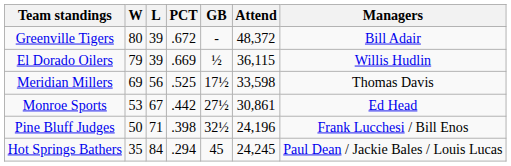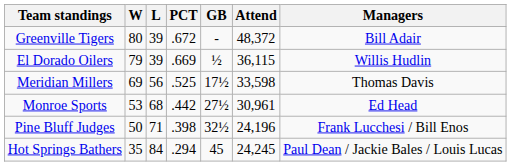(156, 104) 67 -> (156, 104) 68
(256, 104) 30,861 -> (256, 104) 30,961
